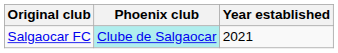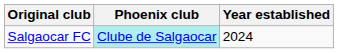(238, 36) 2021 -> (238, 36) 2024
